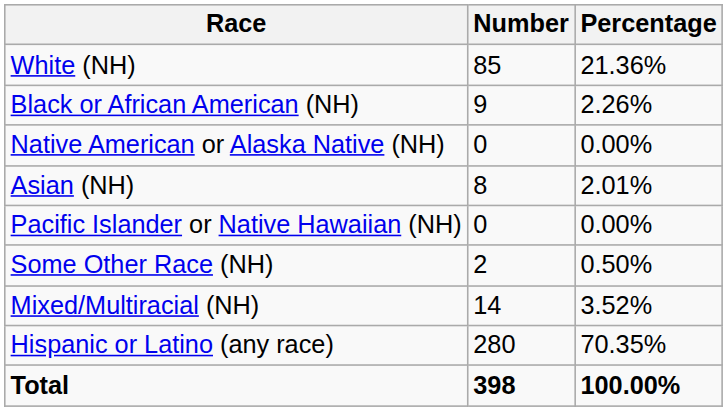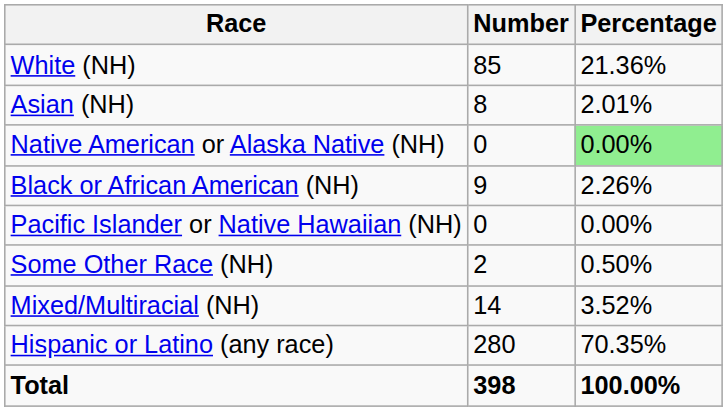rows swapped: (185, 104) <-> (72, 184)
(616, 144) no background -> (616, 144) lightgreen background
